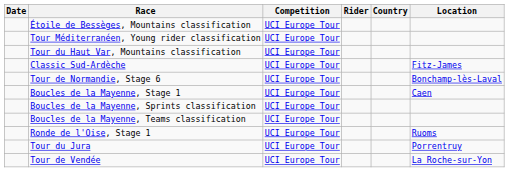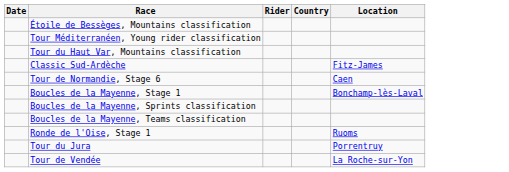- column: (302, 11)
(457, 79) Bonchamp-lès-Laval -> (343, 79) Caen
(422, 92) Caen -> (378, 92) Bonchamp-lès-Laval
